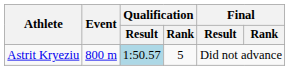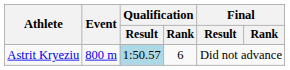(180, 55) 5 -> (180, 55) 6
